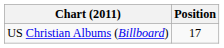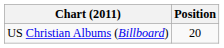(195, 33) 17 -> (195, 33) 20
